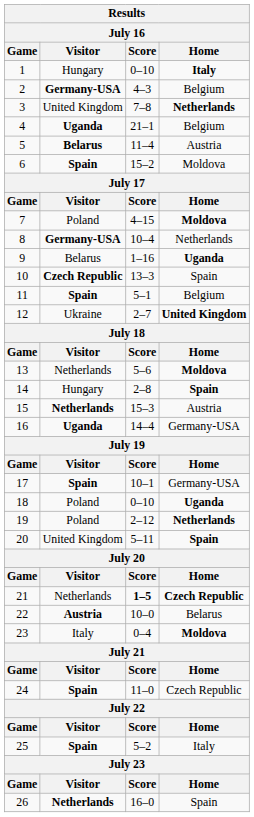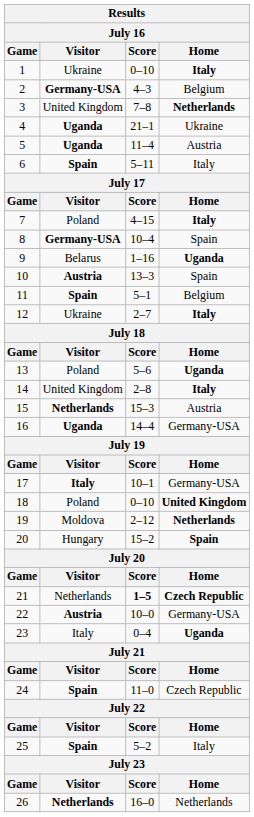(83, 70) Hungary -> (83, 70) Ukraine
(204, 126) Belgium -> (204, 126) Ukraine
(83, 145) Belarus -> (83, 145) Uganda
(142, 164) 15–2 -> (142, 164) 5–11
(204, 164) Moldova -> (204, 164) Italy
(204, 220) Moldova -> (204, 220) Italy
(204, 239) Netherlands -> (204, 239) Spain
(83, 276) Czech Republic -> (83, 276) Austria
(204, 314) United Kingdom -> (204, 314) Italy
(83, 370) Netherlands -> (83, 370) Poland
(204, 370) Moldova -> (204, 370) Uganda
(83, 389) Hungary -> (83, 389) United Kingdom
(204, 389) Spain -> (204, 389) Italy
(83, 483) Spain -> (83, 483) Italy
(204, 502) Uganda -> (204, 502) United Kingdom
(83, 520) Poland -> (83, 520) Moldova
(83, 539) United Kingdom -> (83, 539) Hungary
(142, 539) 5–11 -> (142, 539) 15–2
(204, 614) Belarus -> (204, 614) Germany-USA
(204, 633) Moldova -> (204, 633) Uganda
(204, 802) Spain -> (204, 802) Netherlands
